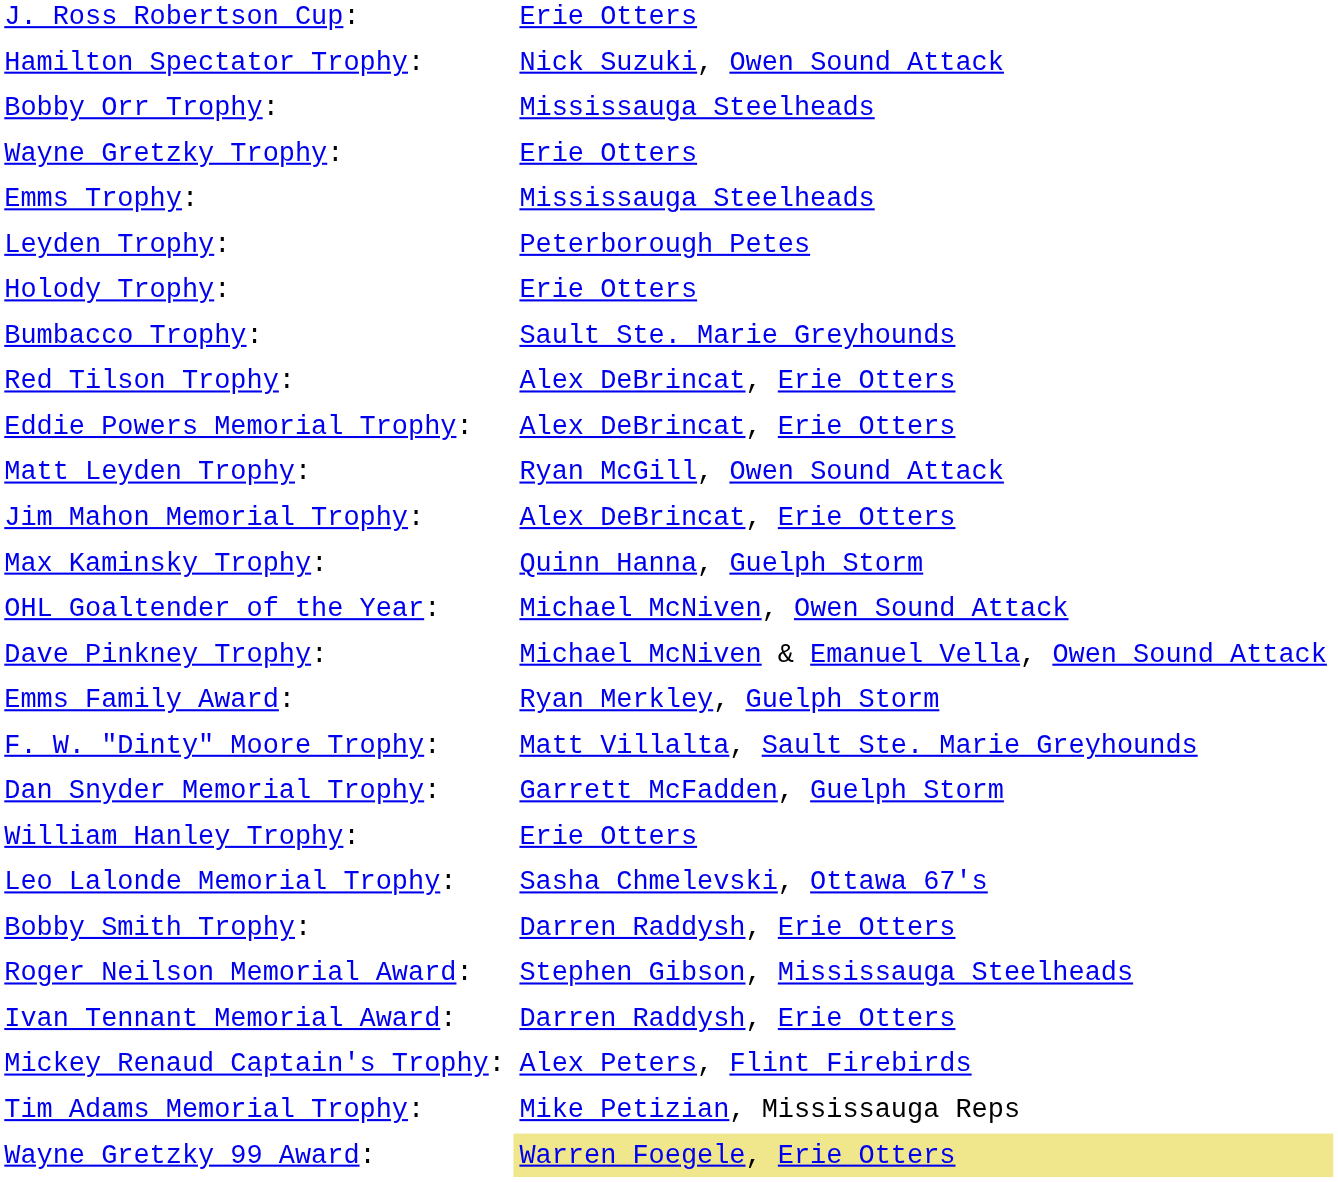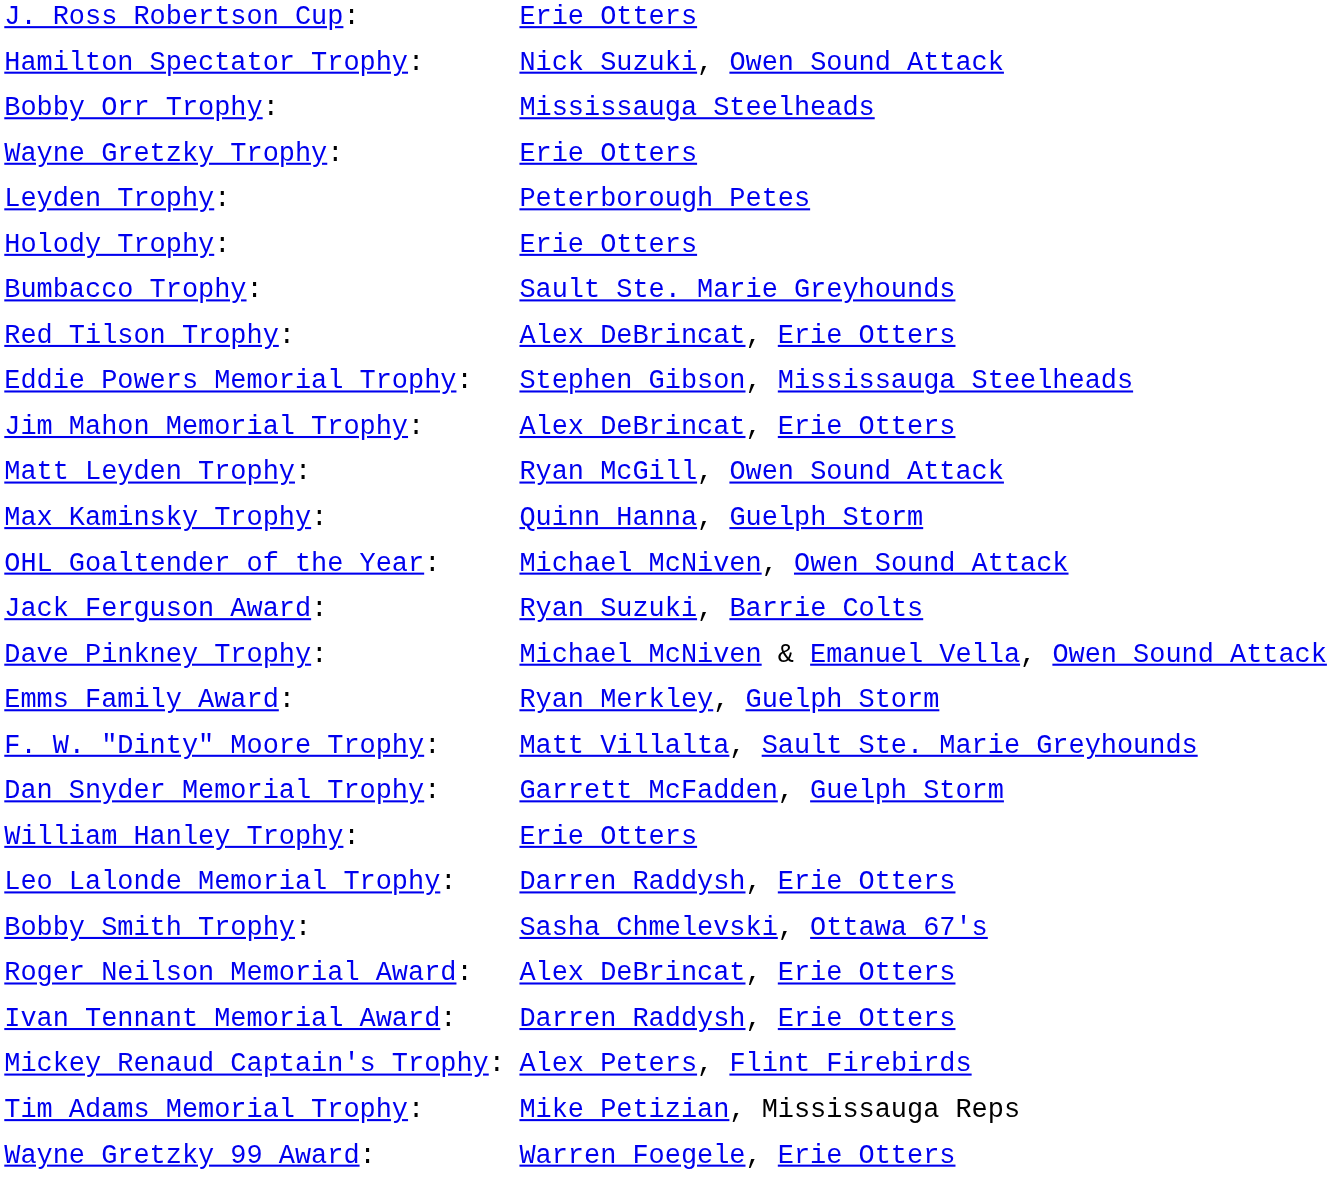- row: (101, 199)
(737, 427) Alex DeBrincat, Erie Otters -> (826, 381) Stephen Gibson, Mississauga Steelheads
rows swapped: (158, 472) <-> (214, 518)
+ row: (166, 609)
(754, 882) Sasha Chmelevski, Ottawa 67's -> (737, 882) Darren Raddysh, Erie Otters
(737, 928) Darren Raddysh, Erie Otters -> (754, 928) Sasha Chmelevski, Ottawa 67's
(826, 973) Stephen Gibson, Mississauga Steelheads -> (737, 973) Alex DeBrincat, Erie Otters
(737, 1155) khaki background -> (737, 1155) no background
